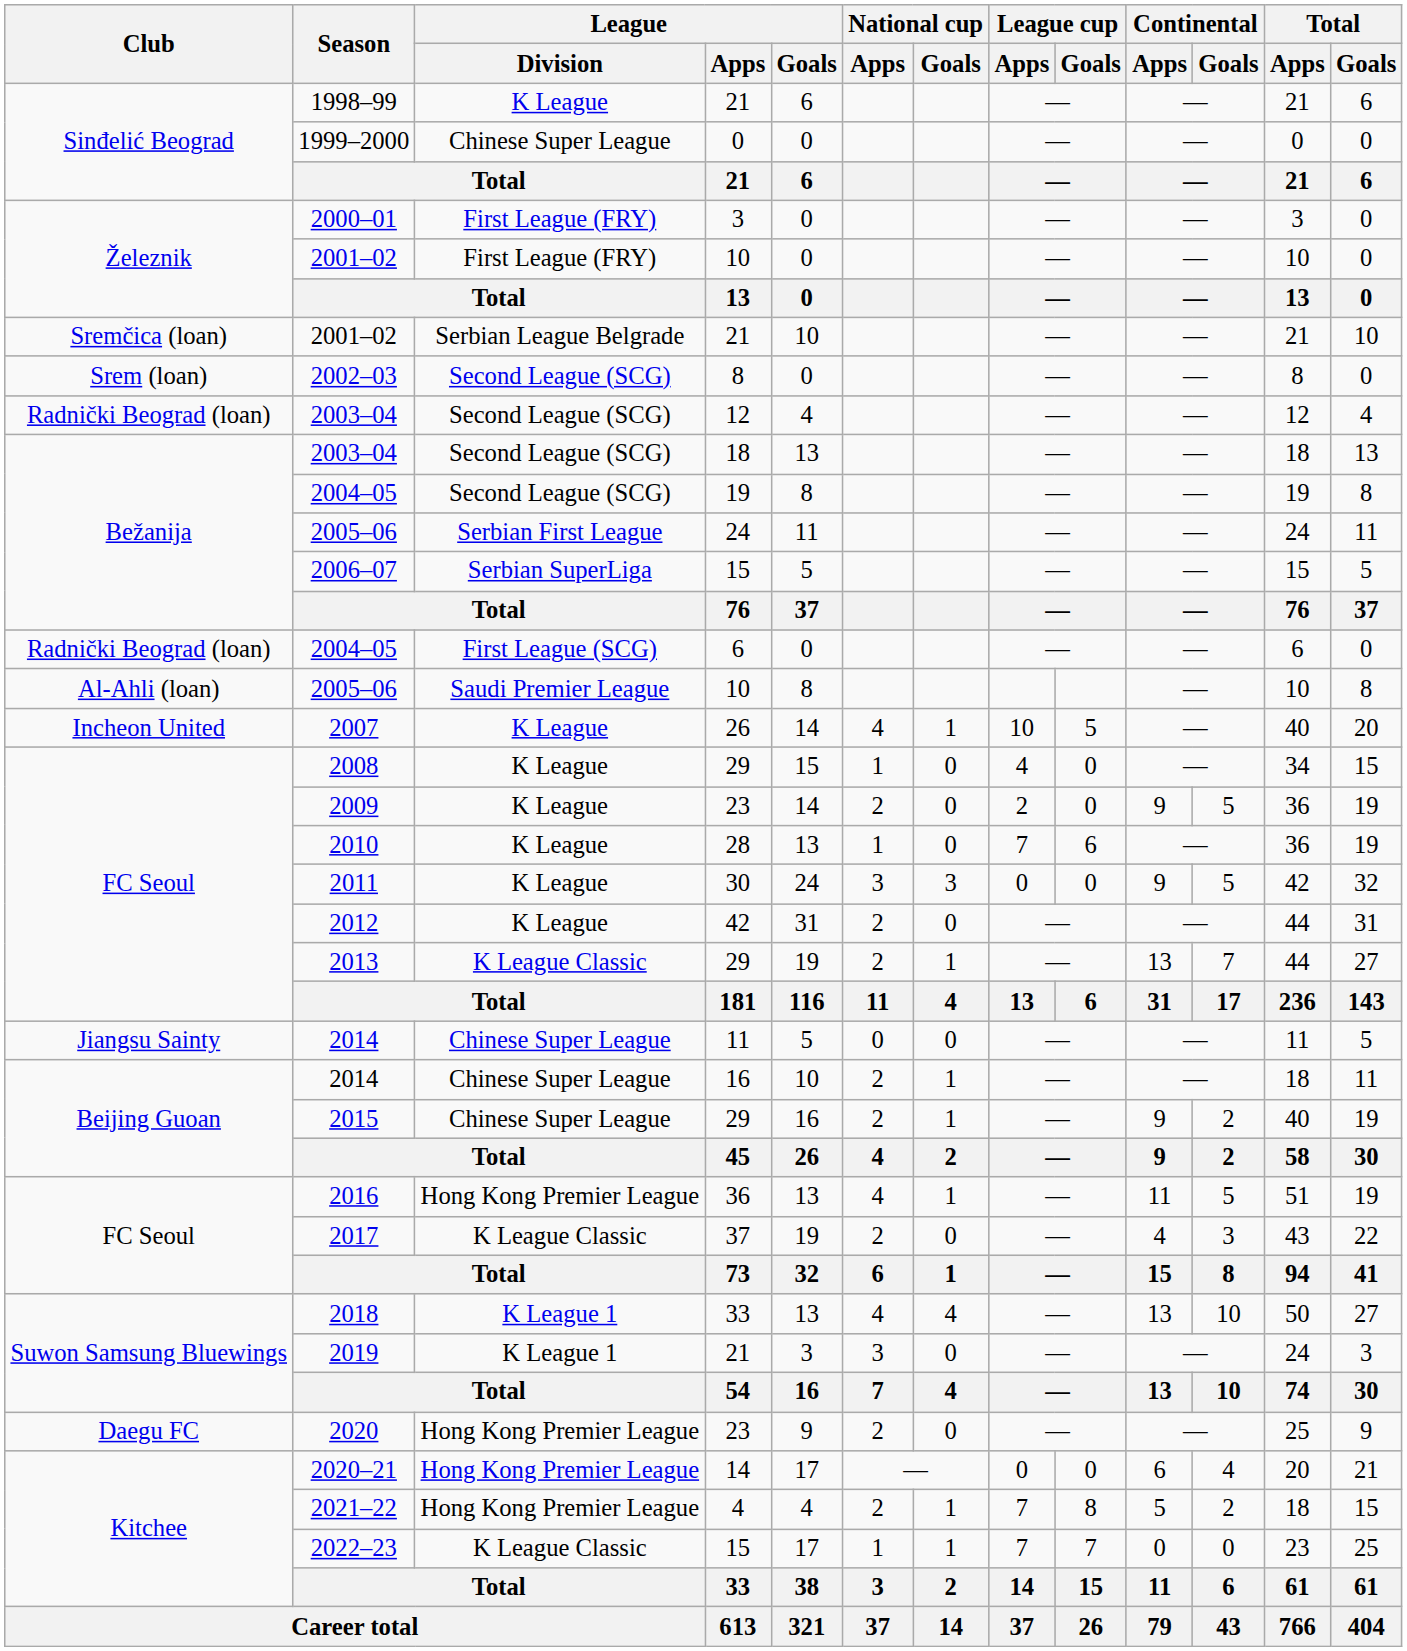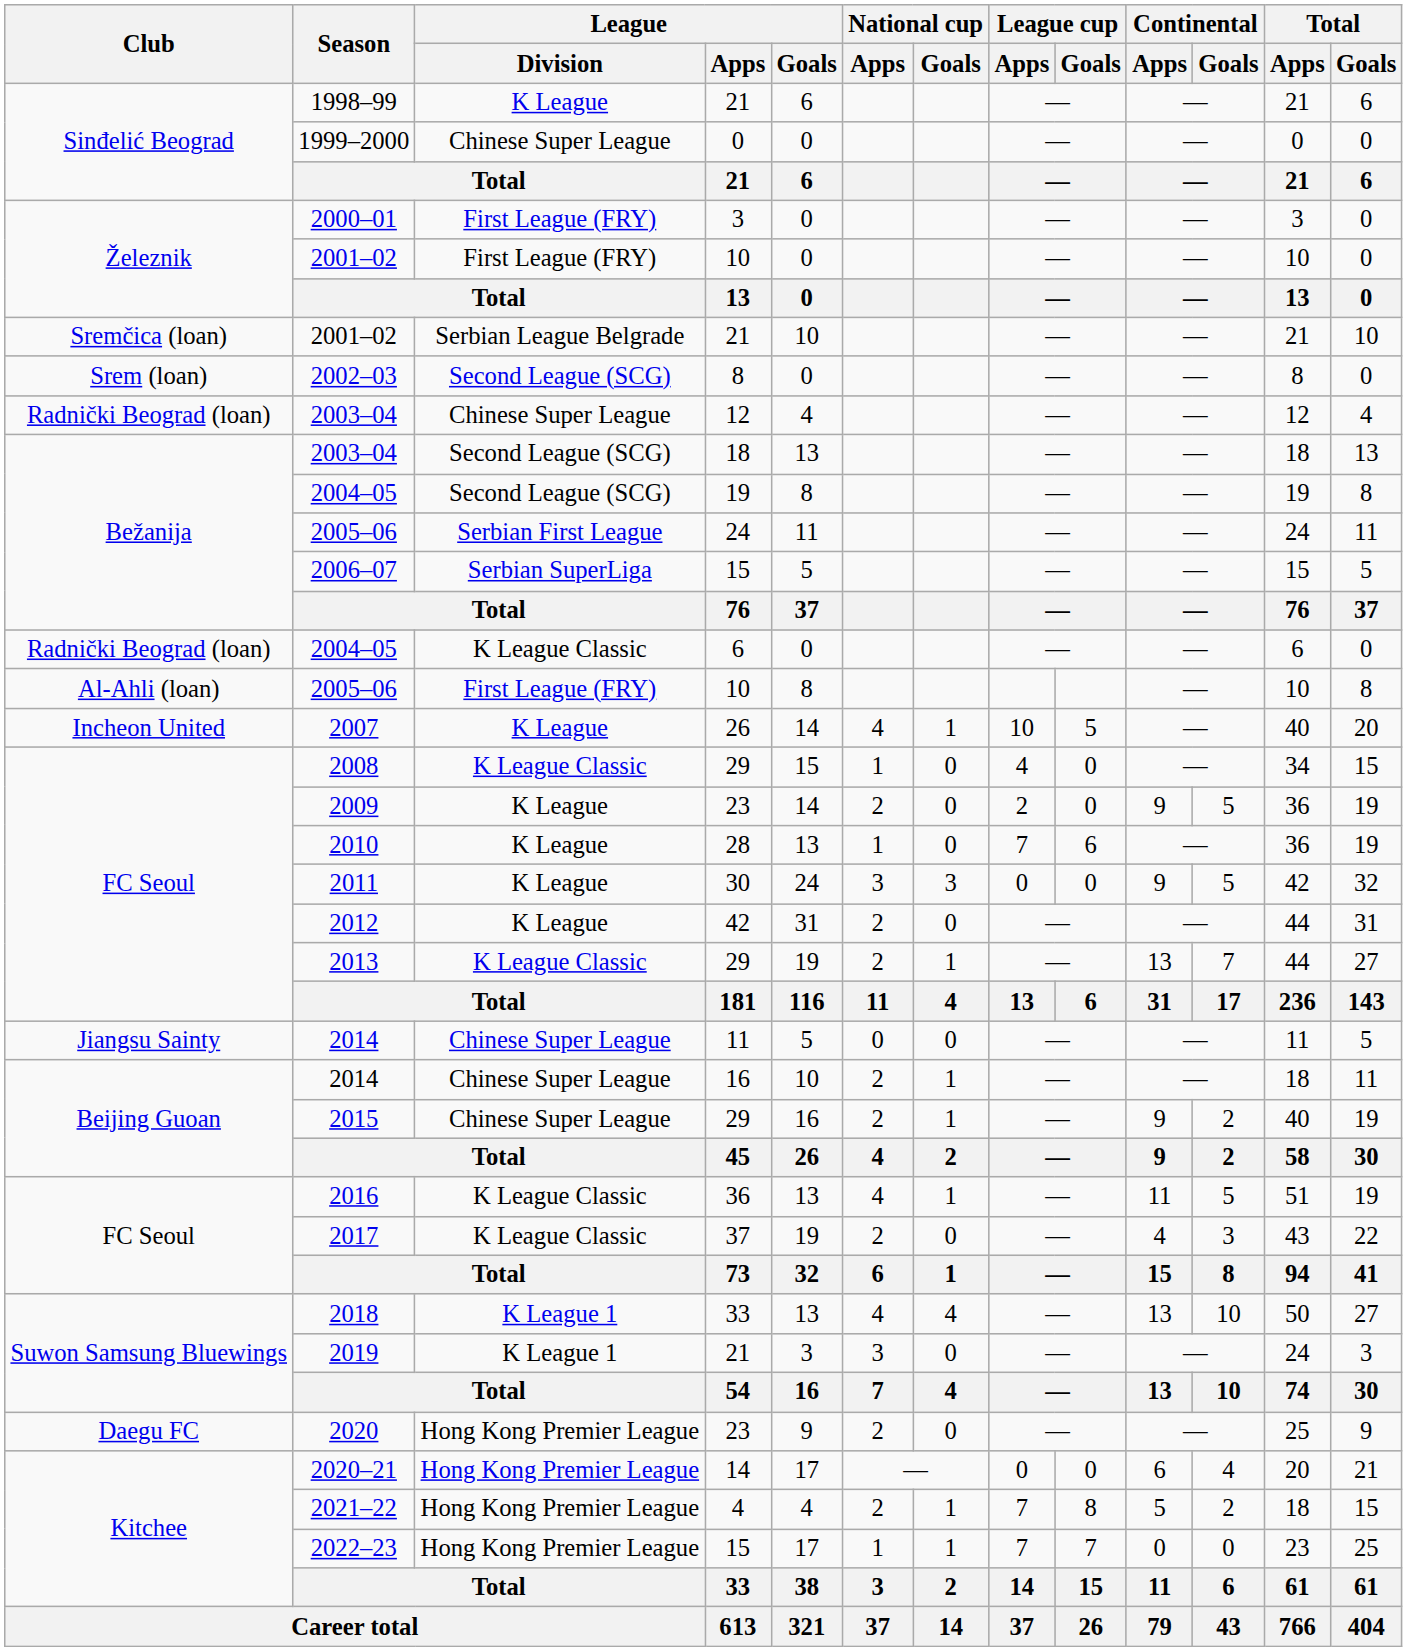(560, 414) Second League (SCG) -> (560, 414) Chinese Super League
(560, 649) First League (SCG) -> (560, 649) K League Classic
(560, 688) Saudi Premier League -> (560, 688) First League (FRY)
(560, 766) K League -> (560, 766) K League Classic
(560, 1196) Hong Kong Premier League -> (560, 1196) K League Classic
(560, 1548) K League Classic -> (560, 1548) Hong Kong Premier League
